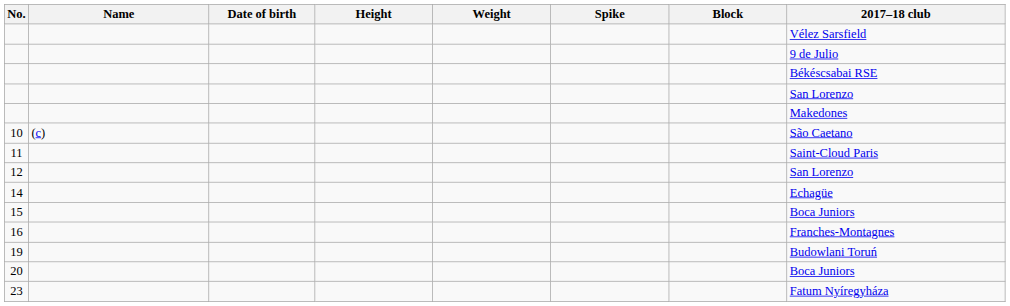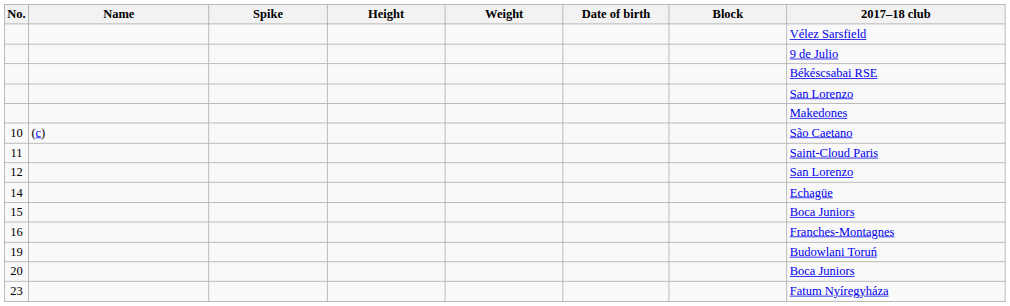columns swapped: (262, 14) <-> (610, 14)
